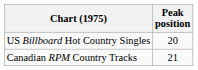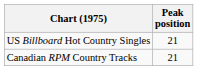(173, 40) 20 -> (173, 40) 21
